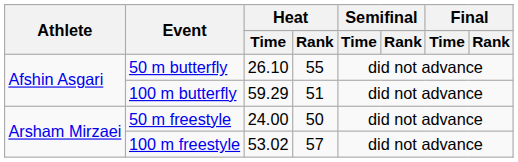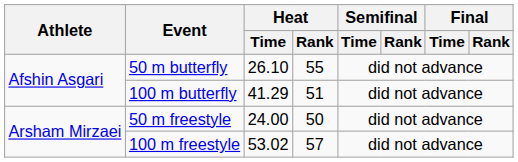(268, 93) 59.29 -> (268, 93) 41.29
